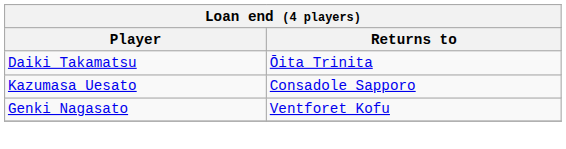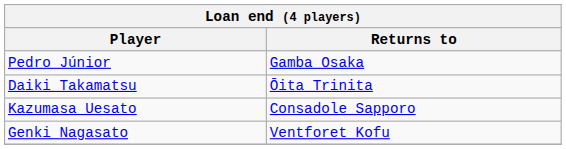+ row: (59, 63)
